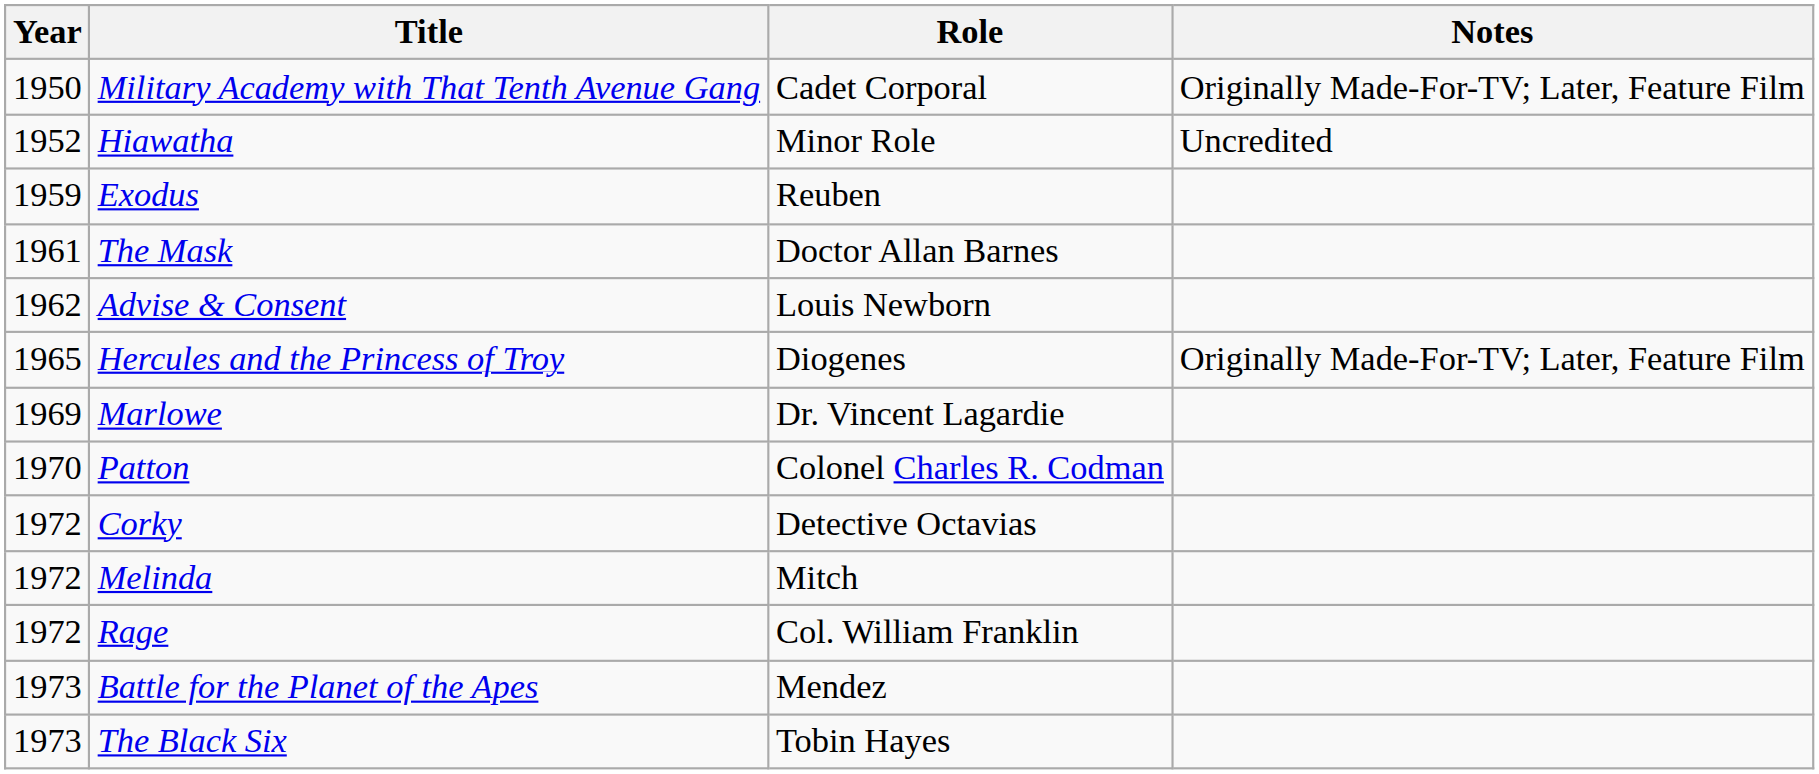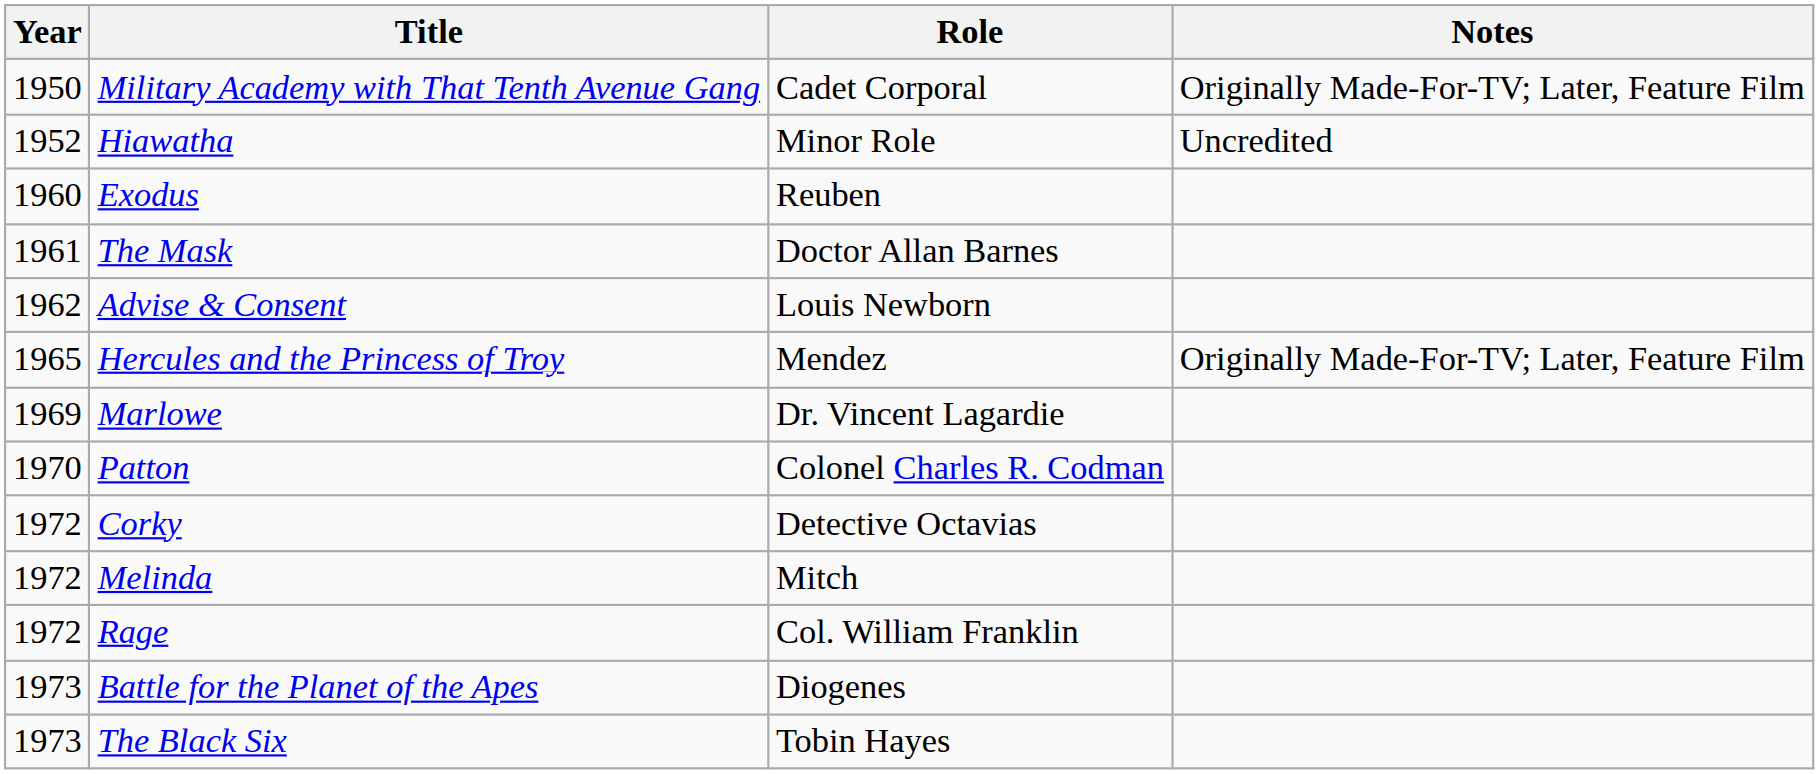(47, 195) 1959 -> (47, 195) 1960
(841, 359) Diogenes -> (831, 359) Mendez
(831, 686) Mendez -> (841, 686) Diogenes
